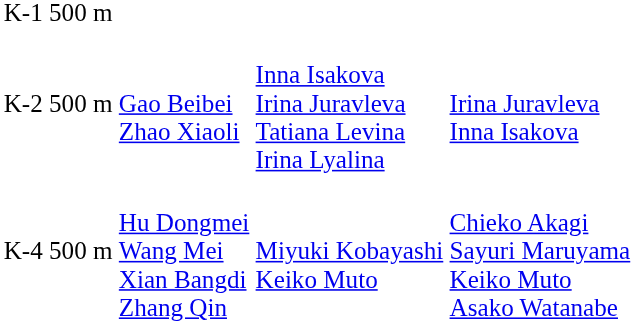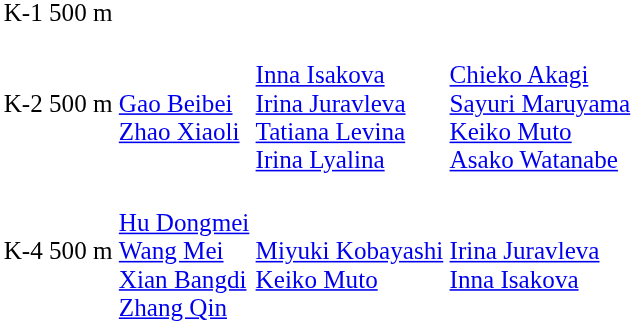(525, 117) Irina Juravleva Inna Isakova -> (540, 117) Chieko Akagi Sayuri Maruyama Keiko Muto Asako Watanabe
(540, 265) Chieko Akagi Sayuri Maruyama Keiko Muto Asako Watanabe -> (525, 265) Irina Juravleva Inna Isakova
